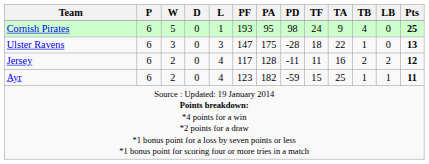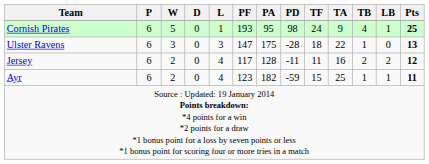(388, 28) 0 -> (388, 28) 1
